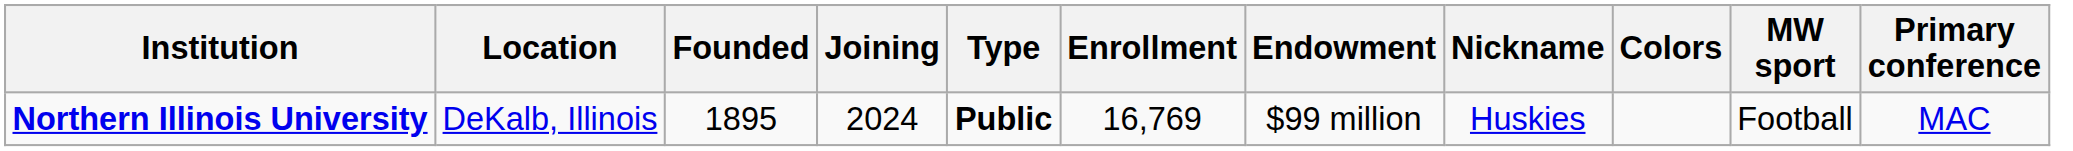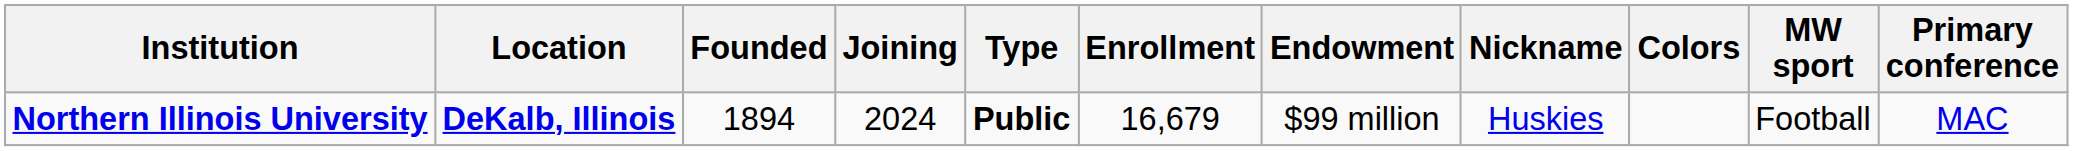(550, 118) normal -> (559, 118) bold
(741, 118) 1895 -> (759, 118) 1894
(1152, 118) 16,769 -> (1170, 118) 16,679
